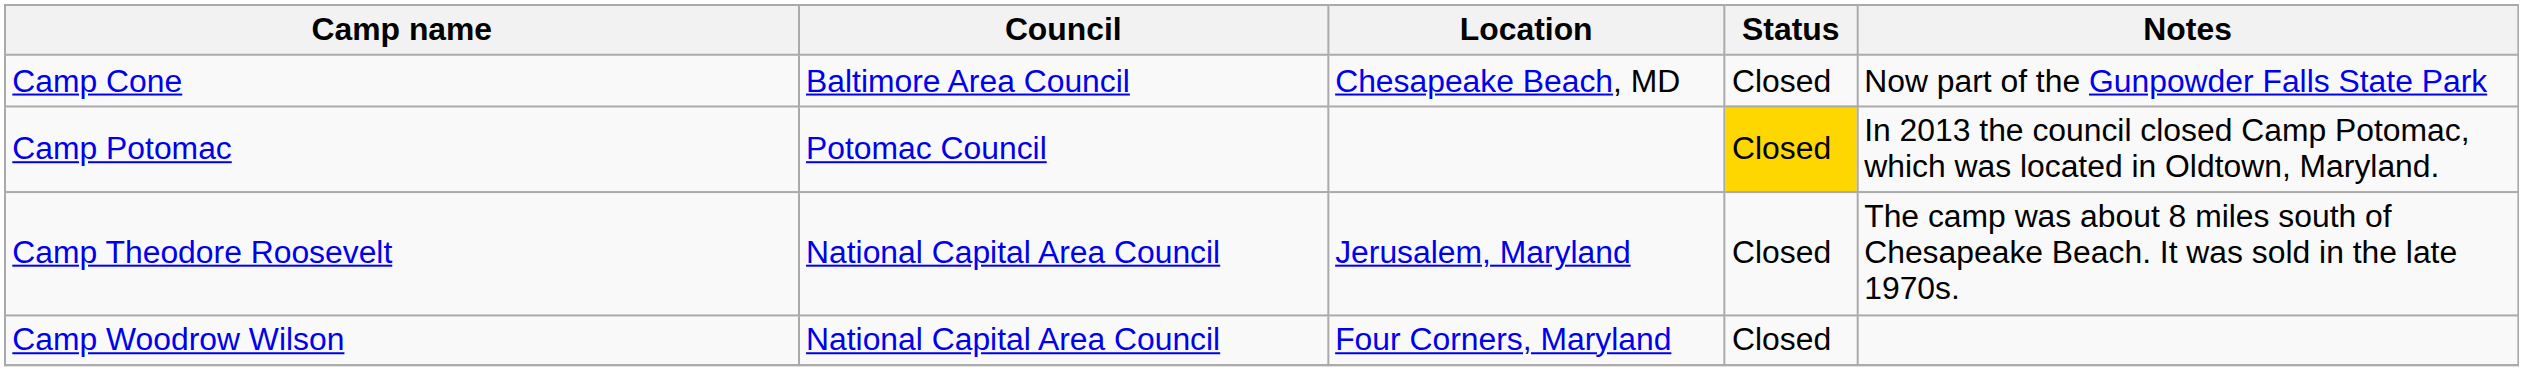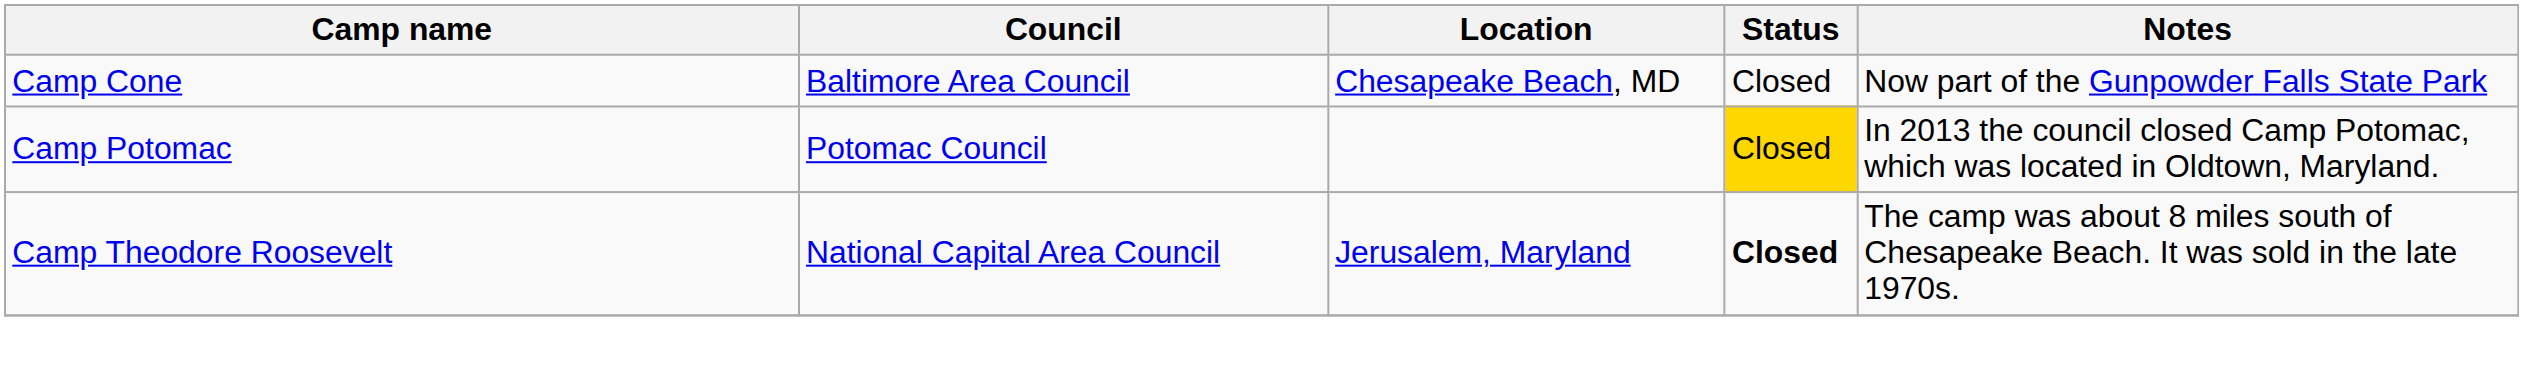(1782, 252) normal -> (1785, 252) bold
- row: (178, 339)
